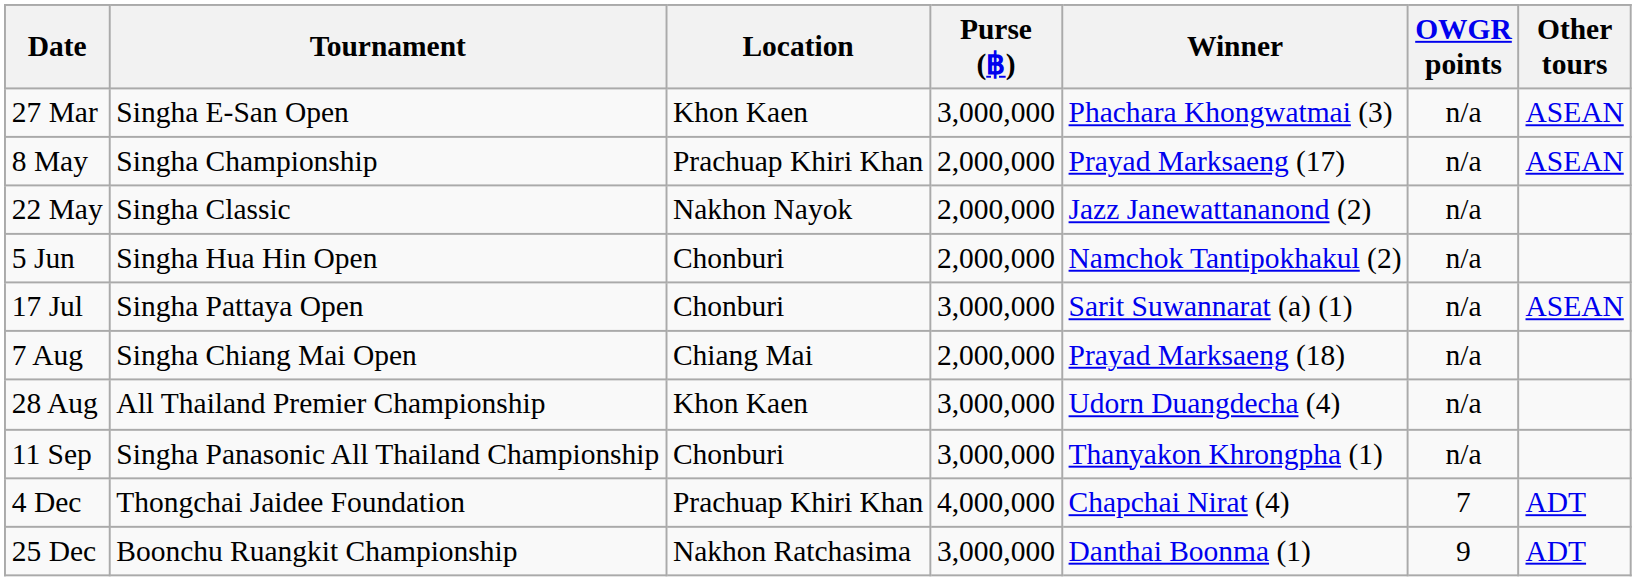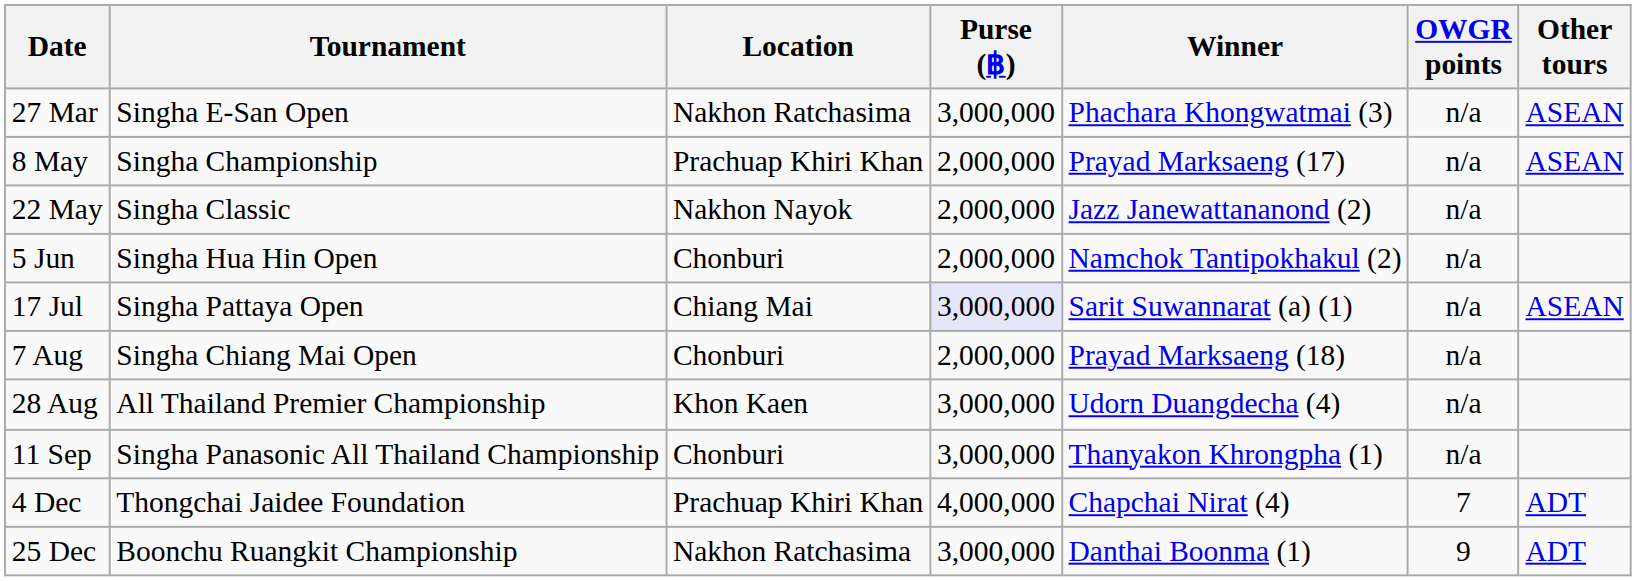(740, 112) Khon Kaen -> (792, 112) Nakhon Ratchasima
(729, 307) Chonburi -> (743, 307) Chiang Mai
(996, 307) no background -> (996, 307) lavender background
(743, 355) Chiang Mai -> (729, 355) Chonburi
